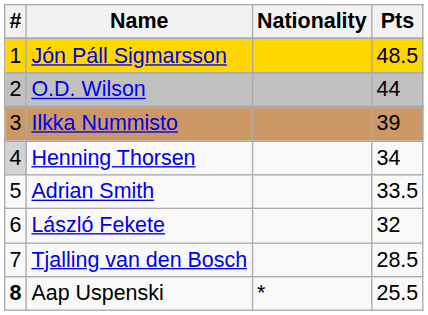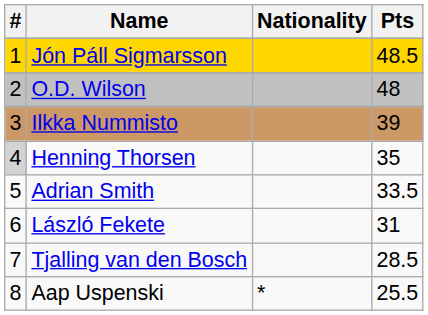(388, 89) 44 -> (388, 89) 48
(388, 157) 34 -> (388, 157) 35
(388, 225) 32 -> (388, 225) 31
(16, 293) bold -> (16, 293) normal
